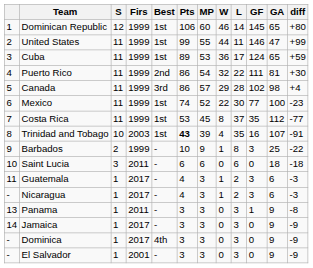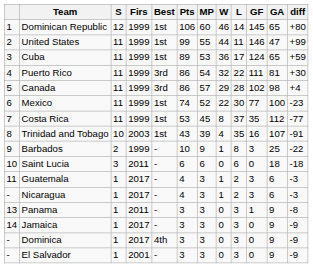(162, 73) 2nd -> (161, 73) 3rd
(185, 133) bold -> (185, 133) normal
